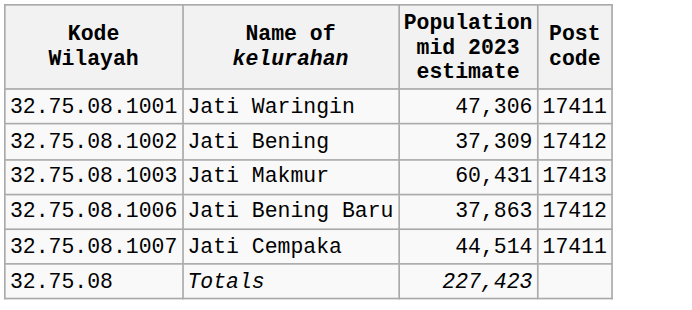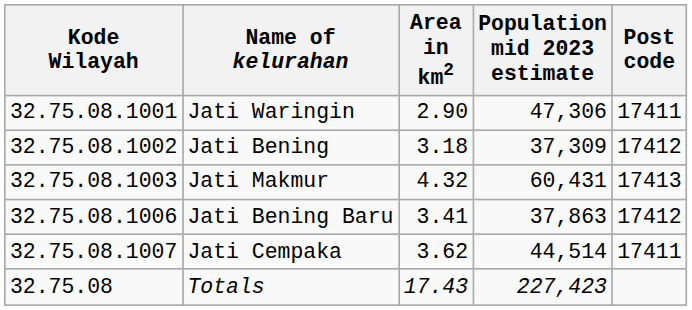+ column: (436, 50)
